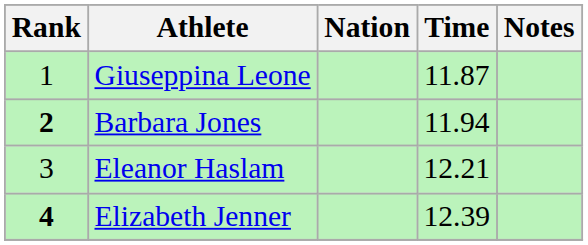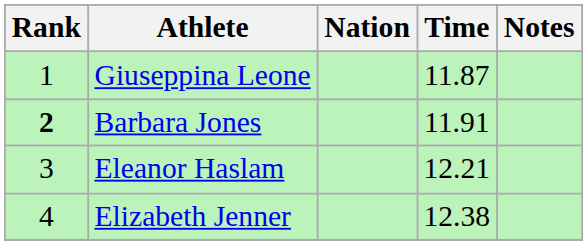(457, 121) 11.94 -> (457, 121) 11.91
(46, 215) bold -> (46, 215) normal
(457, 215) 12.39 -> (457, 215) 12.38
